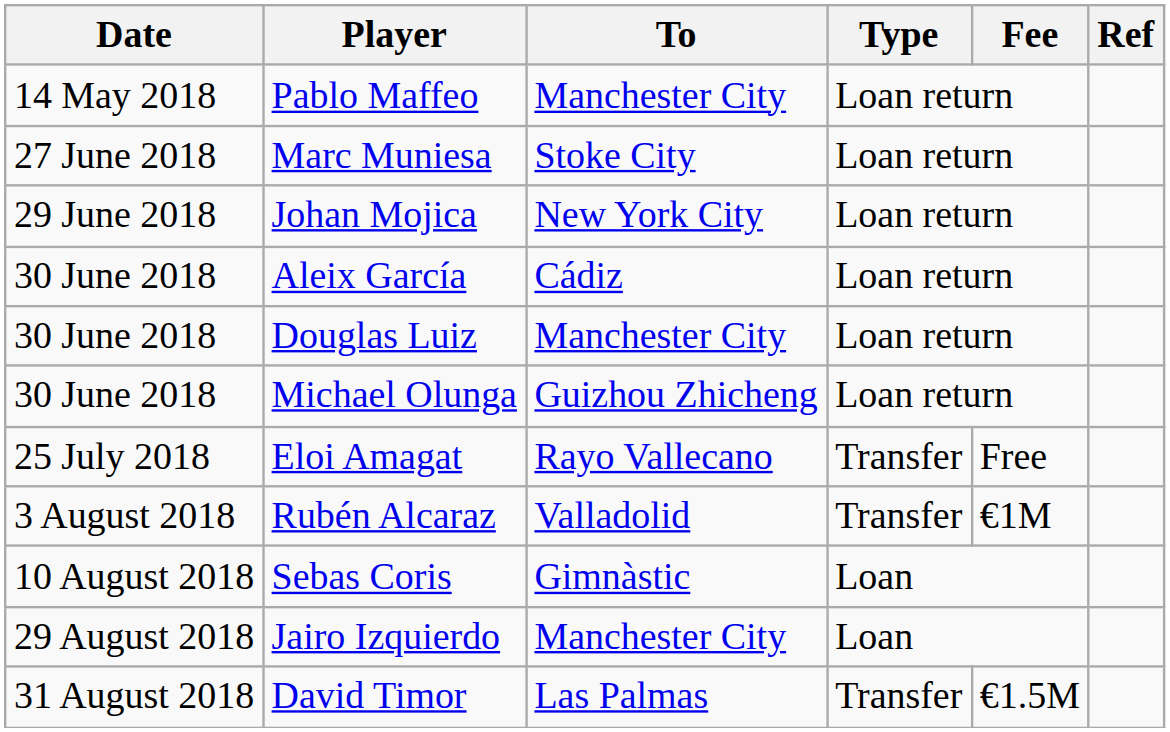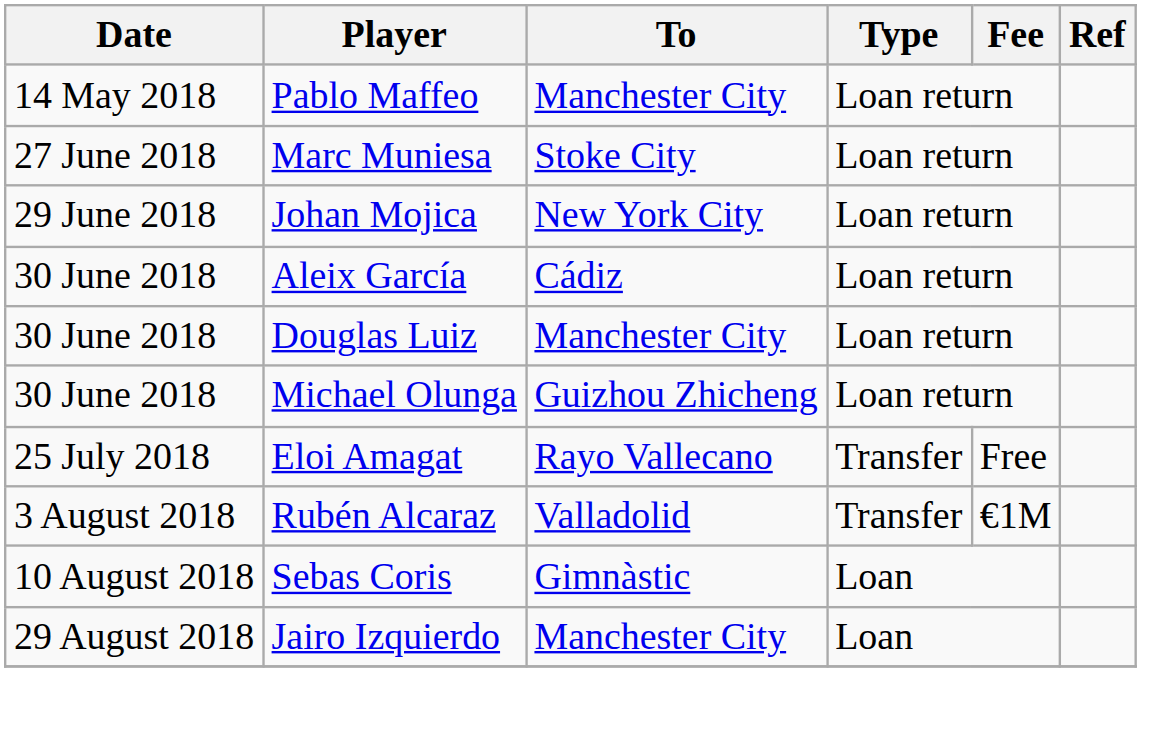- row: (369, 696)
